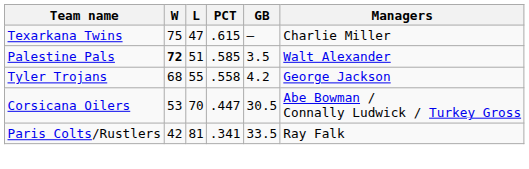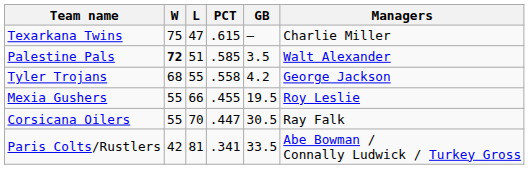+ row: (57, 98)
(175, 105) 53 -> (175, 119) 55
(402, 105) Abe Bowman / Connally Ludwick / Turkey Gross -> (314, 119) Ray Falk
(314, 133) Ray Falk -> (402, 147) Abe Bowman / Connally Ludwick / Turkey Gross
